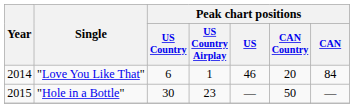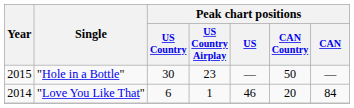rows swapped: (91, 74) <-> (81, 93)
